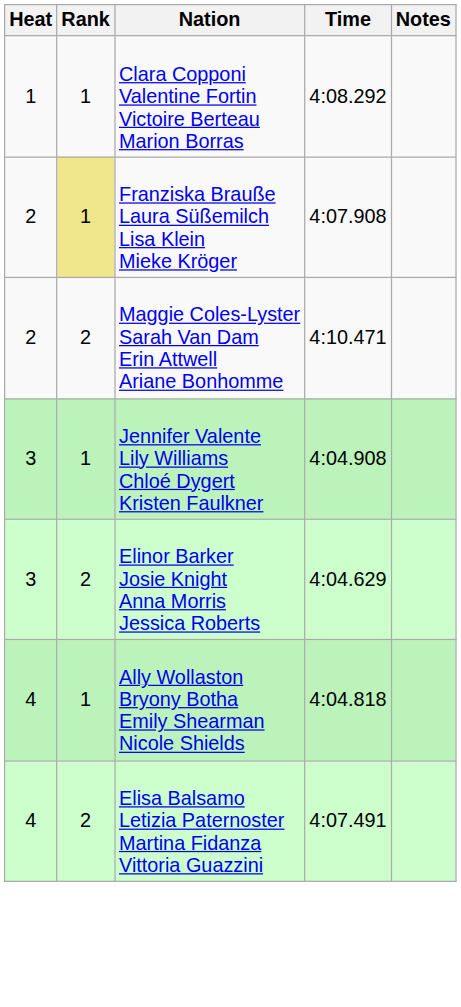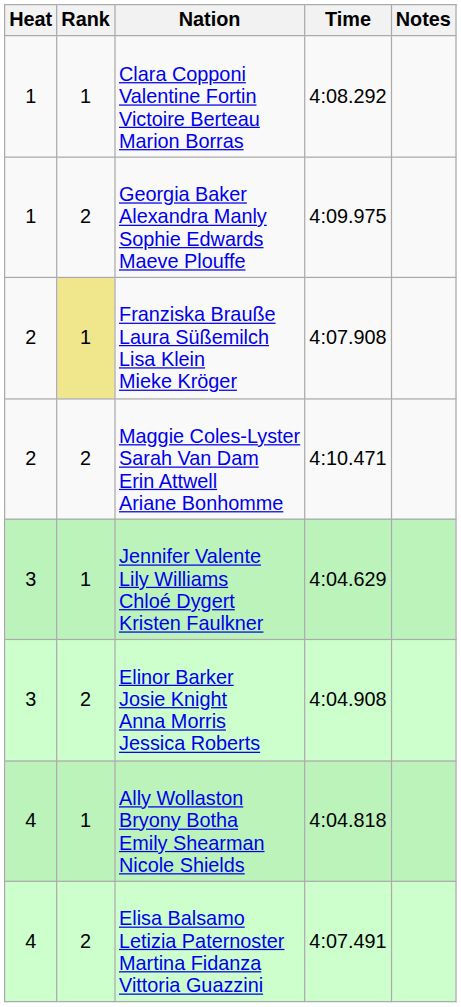+ row: (193, 228)
(348, 458) 4:04.908 -> (348, 579) 4:04.629
(348, 579) 4:04.629 -> (348, 700) 4:04.908
